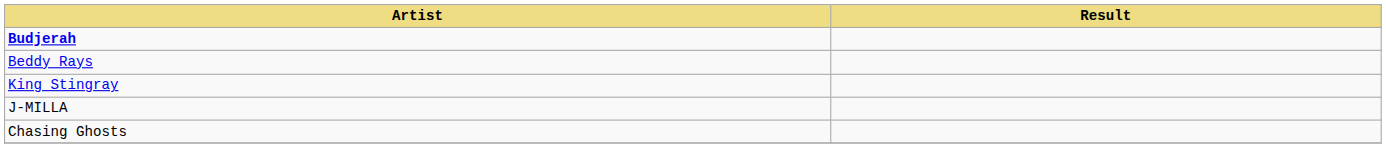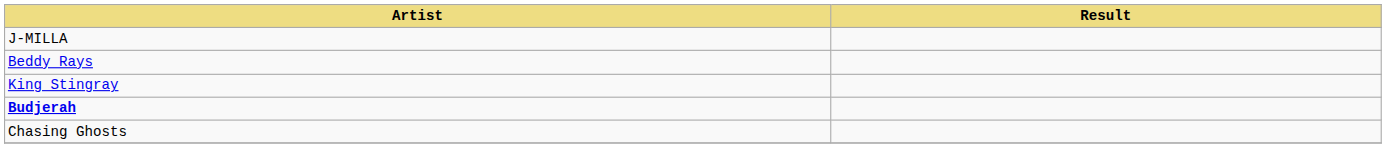rows swapped: (38, 108) <-> (42, 39)
